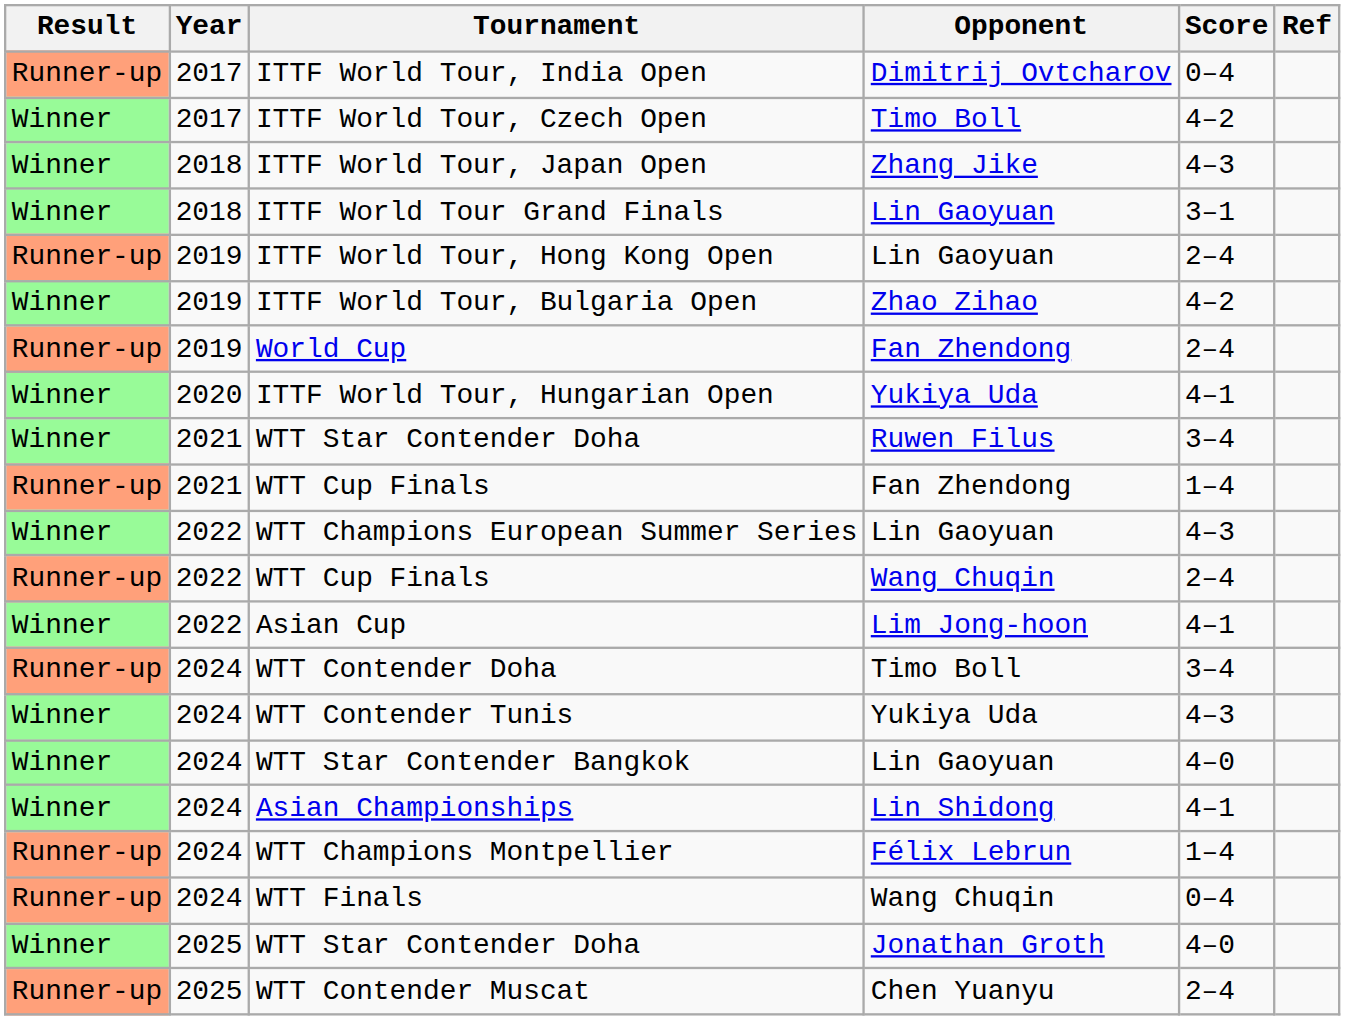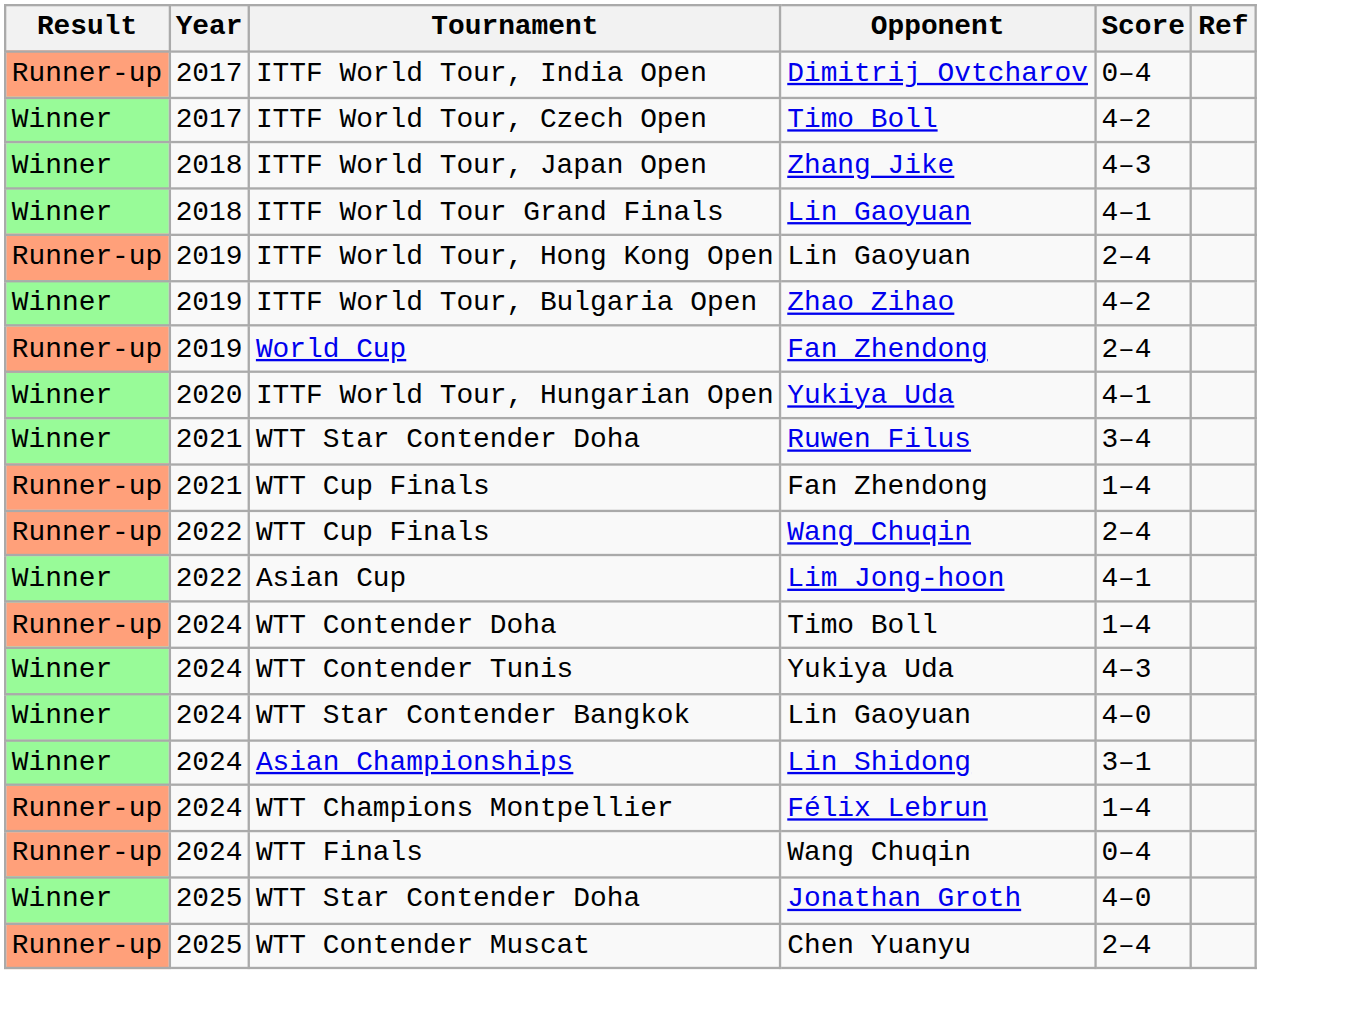(1210, 212) 3–1 -> (1126, 212) 4–1
- row: (557, 533)
(1210, 671) 3–4 -> (1126, 625) 1–4
(1210, 808) 4–1 -> (1126, 762) 3–1
